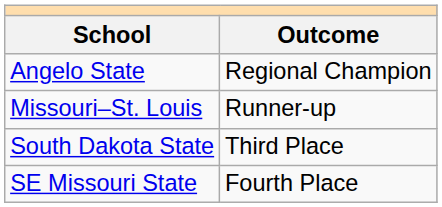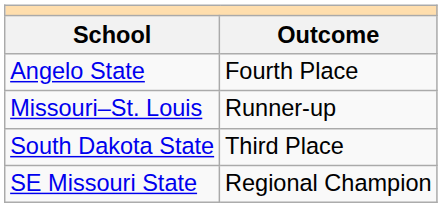(328, 71) Regional Champion -> (292, 71) Fourth Place
(292, 183) Fourth Place -> (328, 183) Regional Champion
